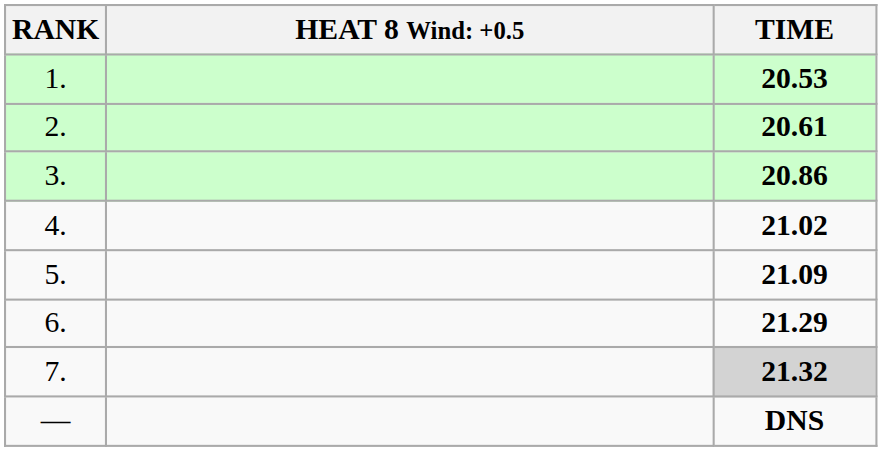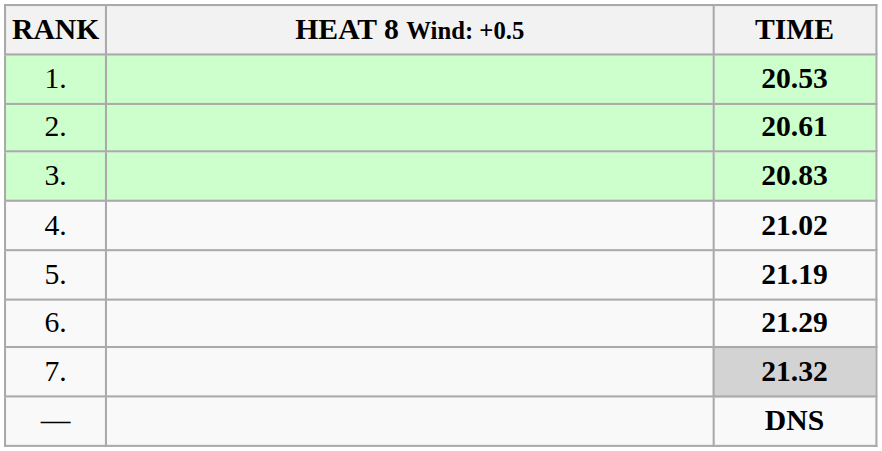(795, 176) 20.86 -> (795, 176) 20.83
(795, 273) 21.09 -> (795, 273) 21.19
